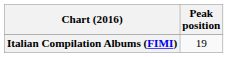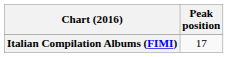(201, 43) 19 -> (201, 43) 17
